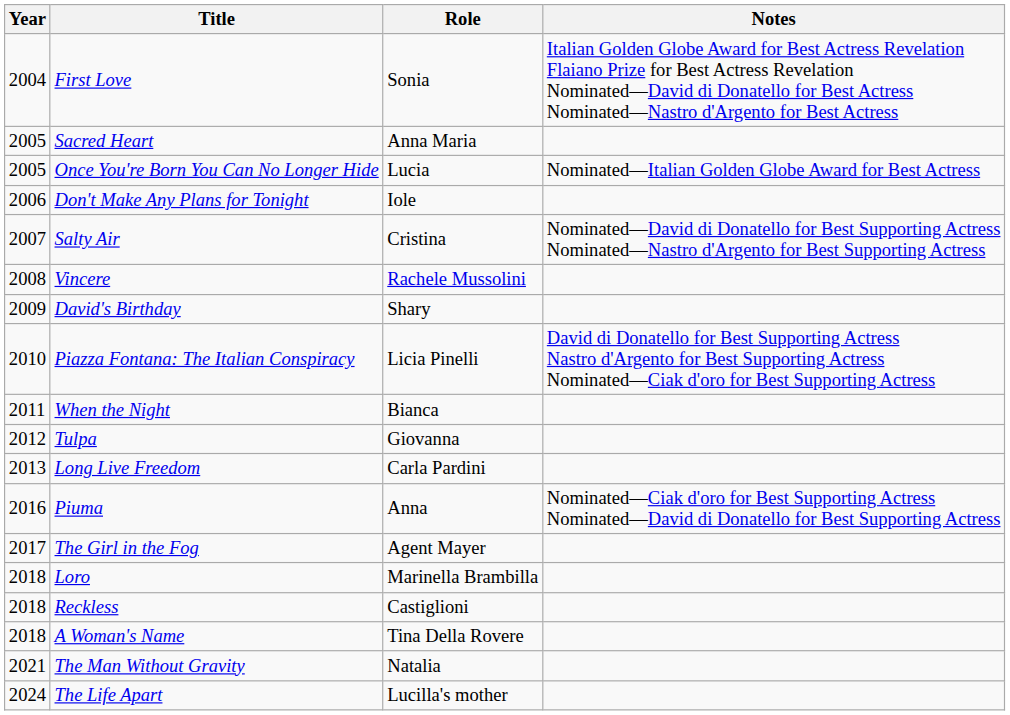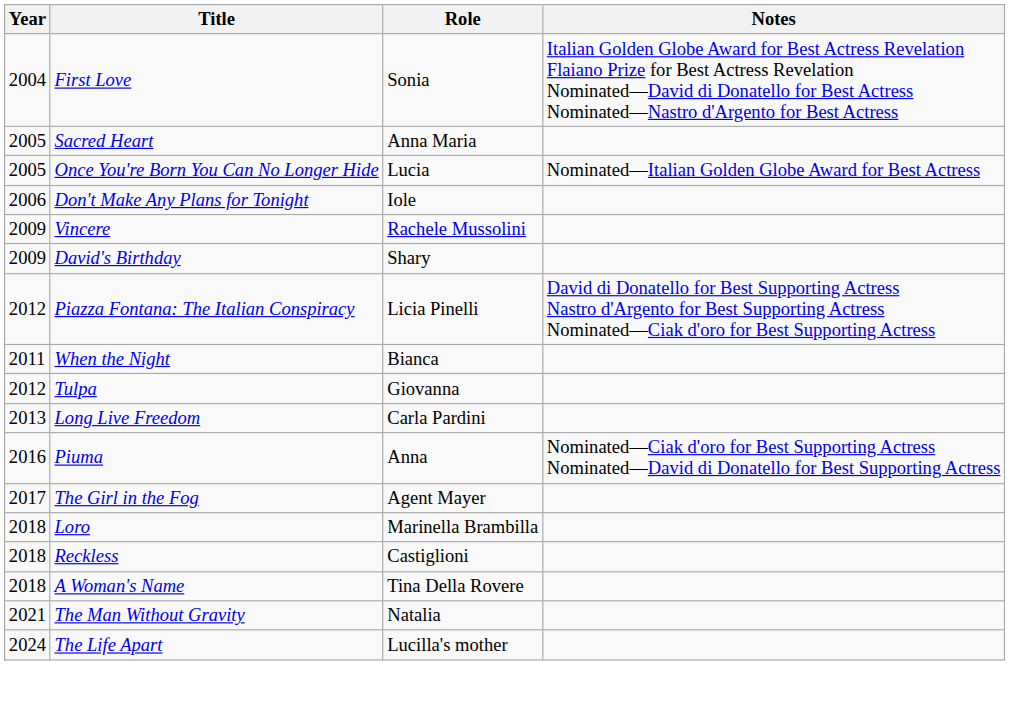- row: (87, 239)
(27, 279) 2008 -> (27, 229) 2009
(27, 359) 2010 -> (27, 308) 2012
